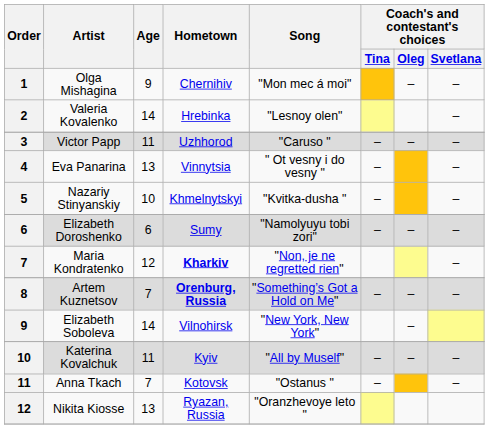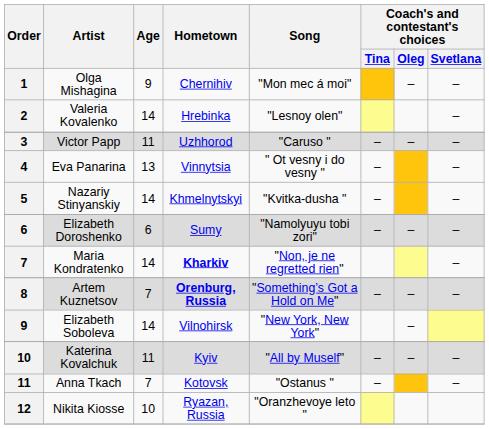(148, 198) 10 -> (148, 198) 14
(148, 262) 12 -> (148, 262) 14
(148, 408) 13 -> (148, 408) 10
